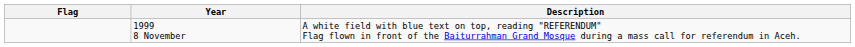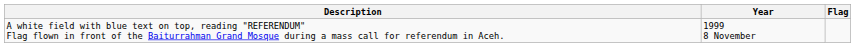columns swapped: (68, 11) <-> (576, 11)
